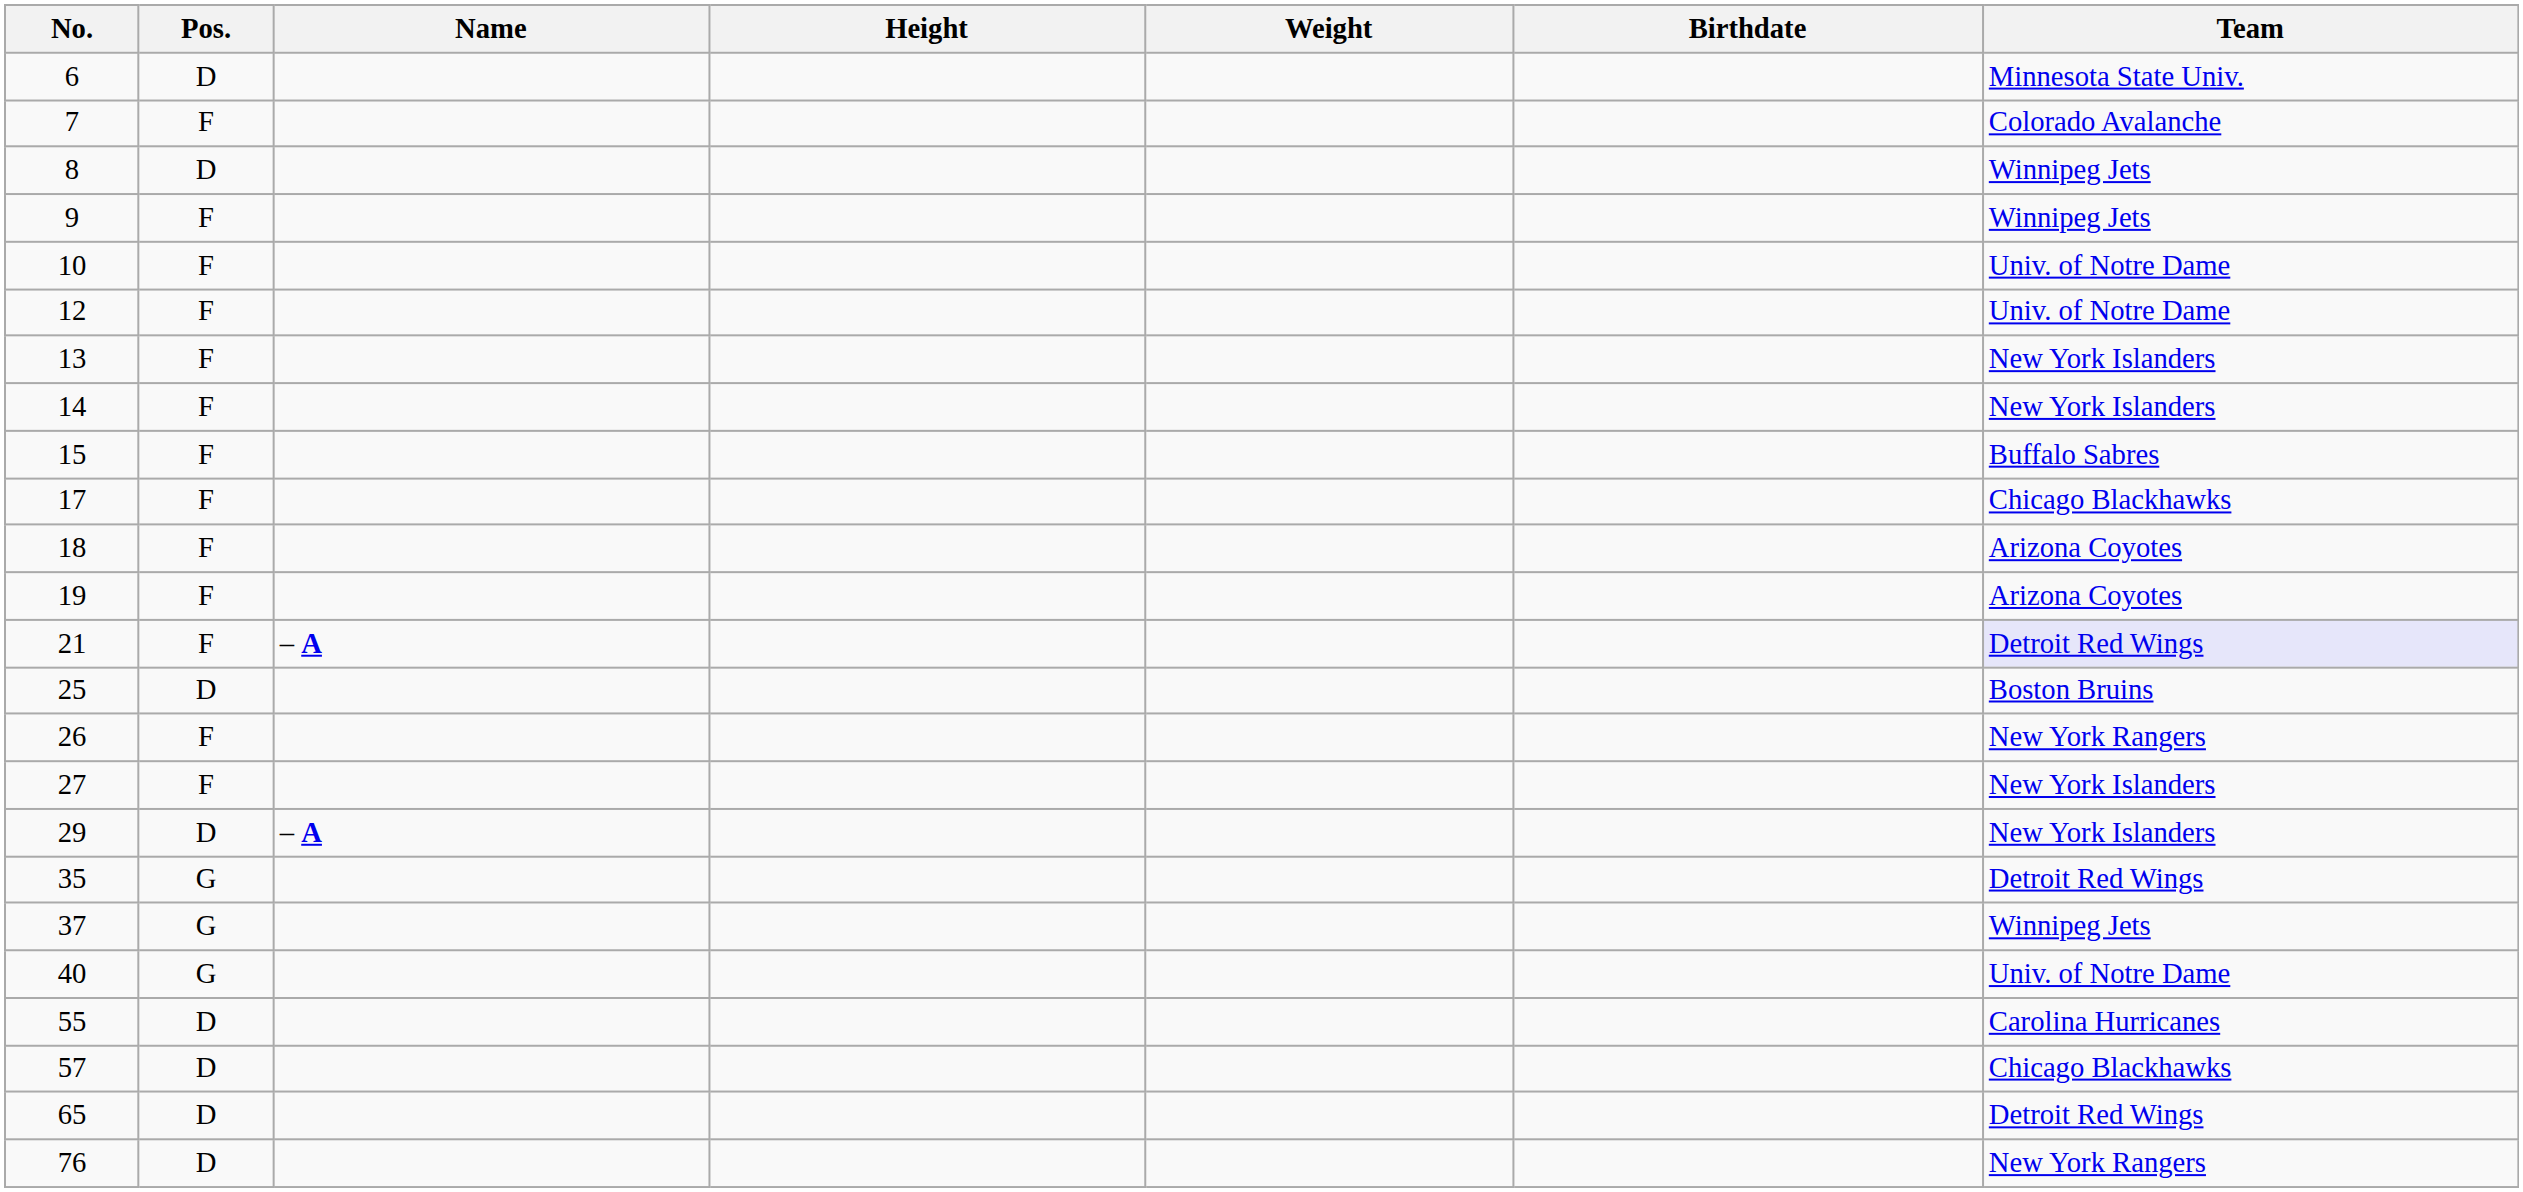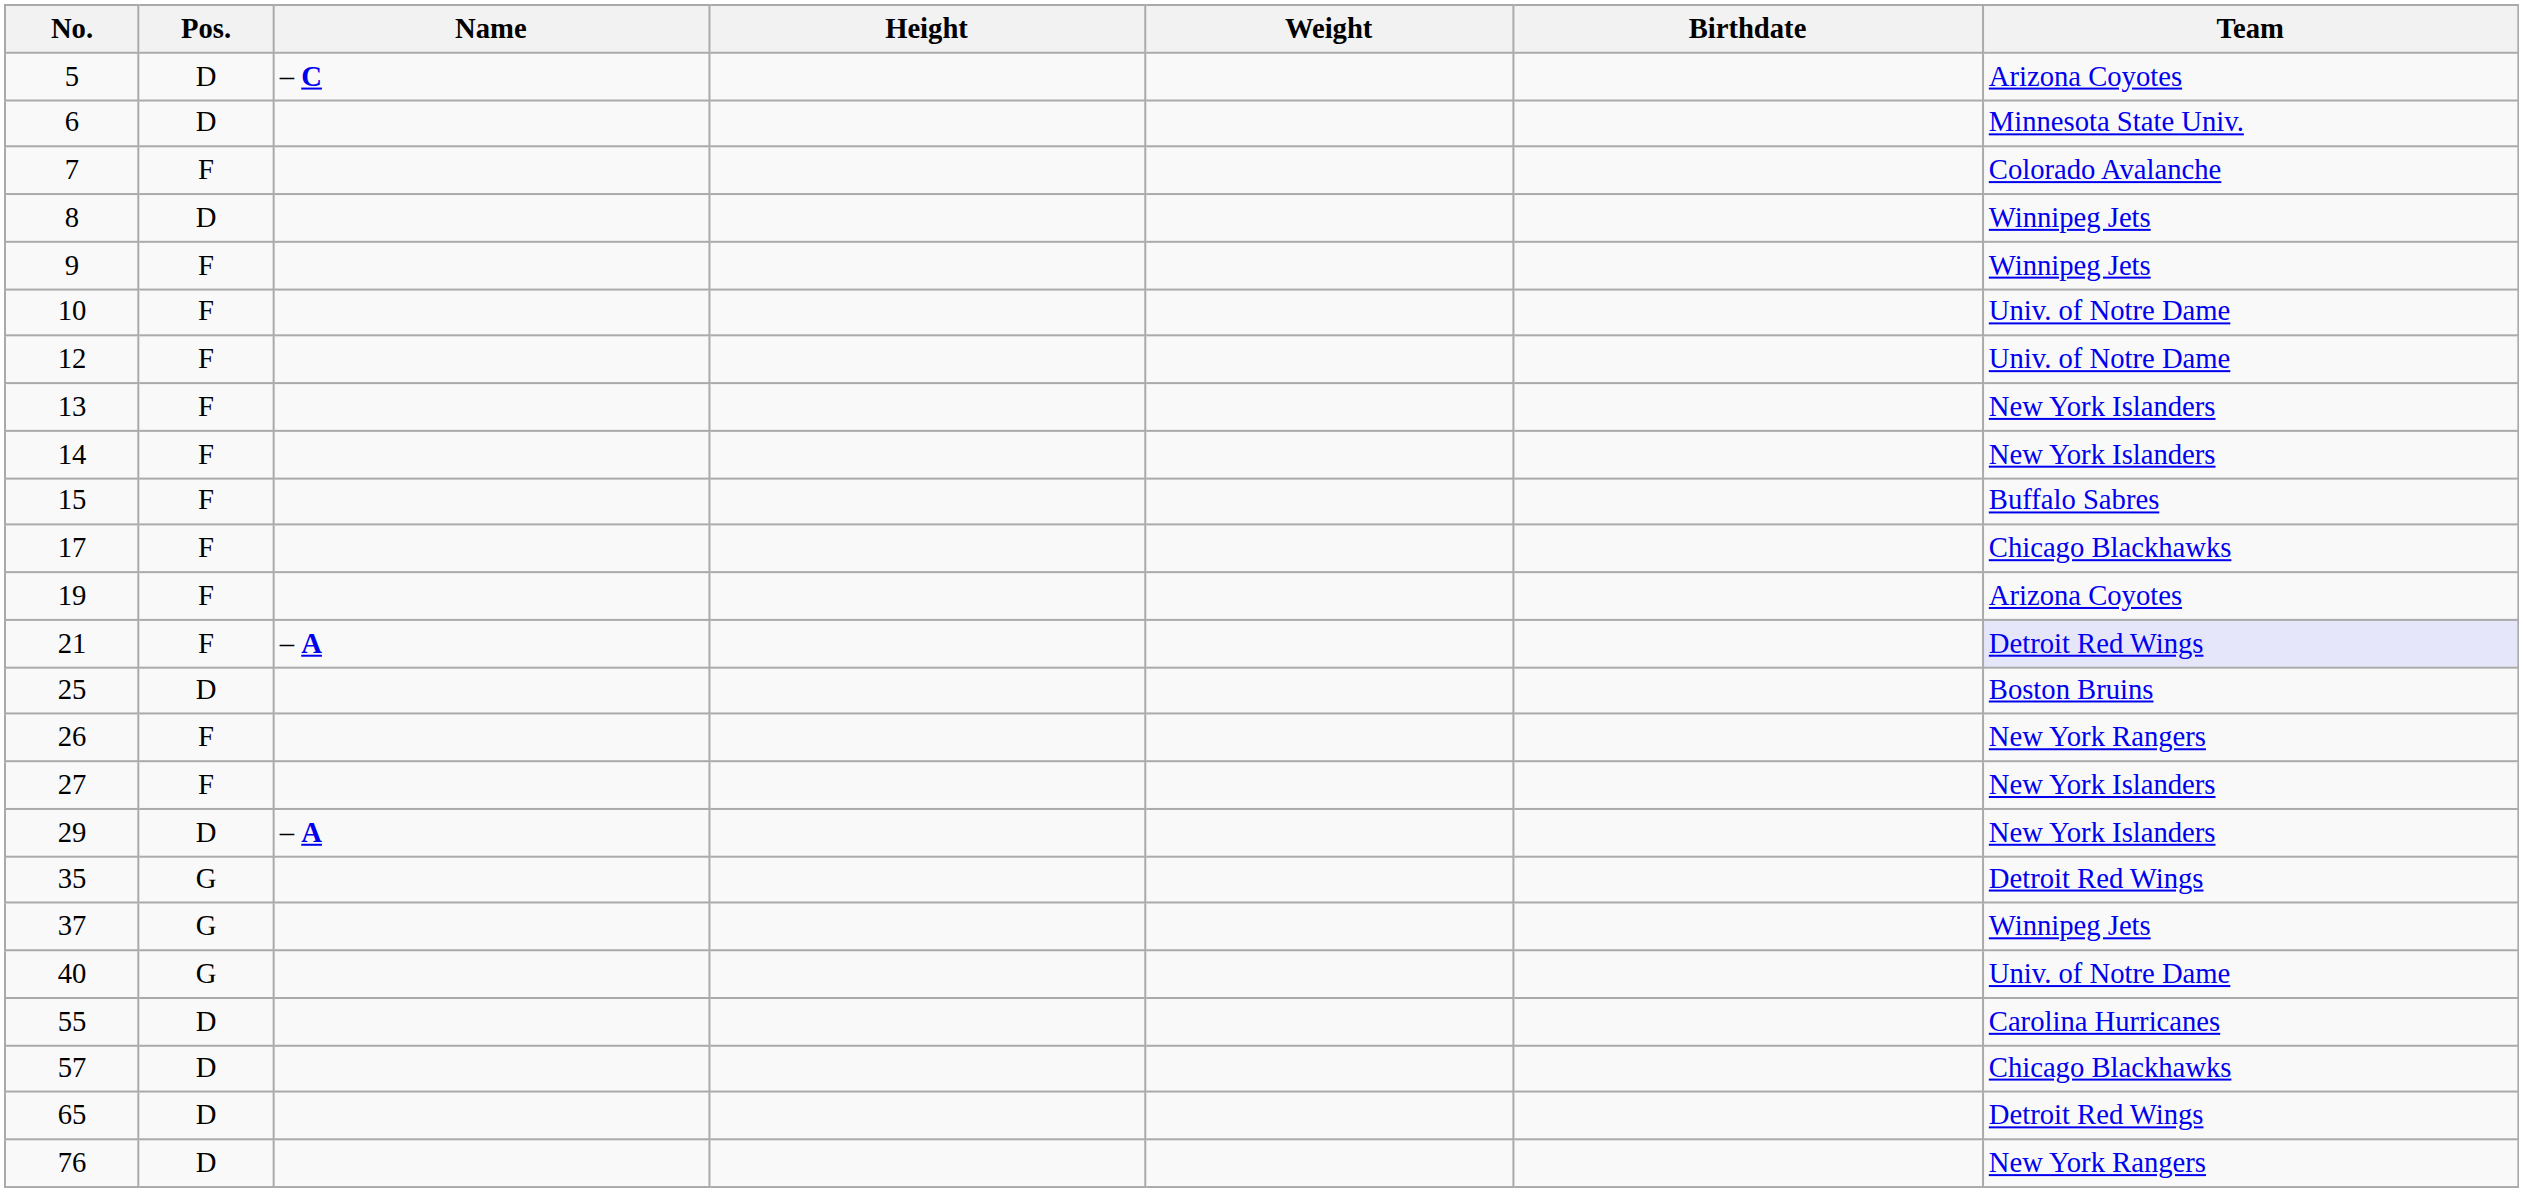+ row: (72, 75)
- row: (72, 548)
